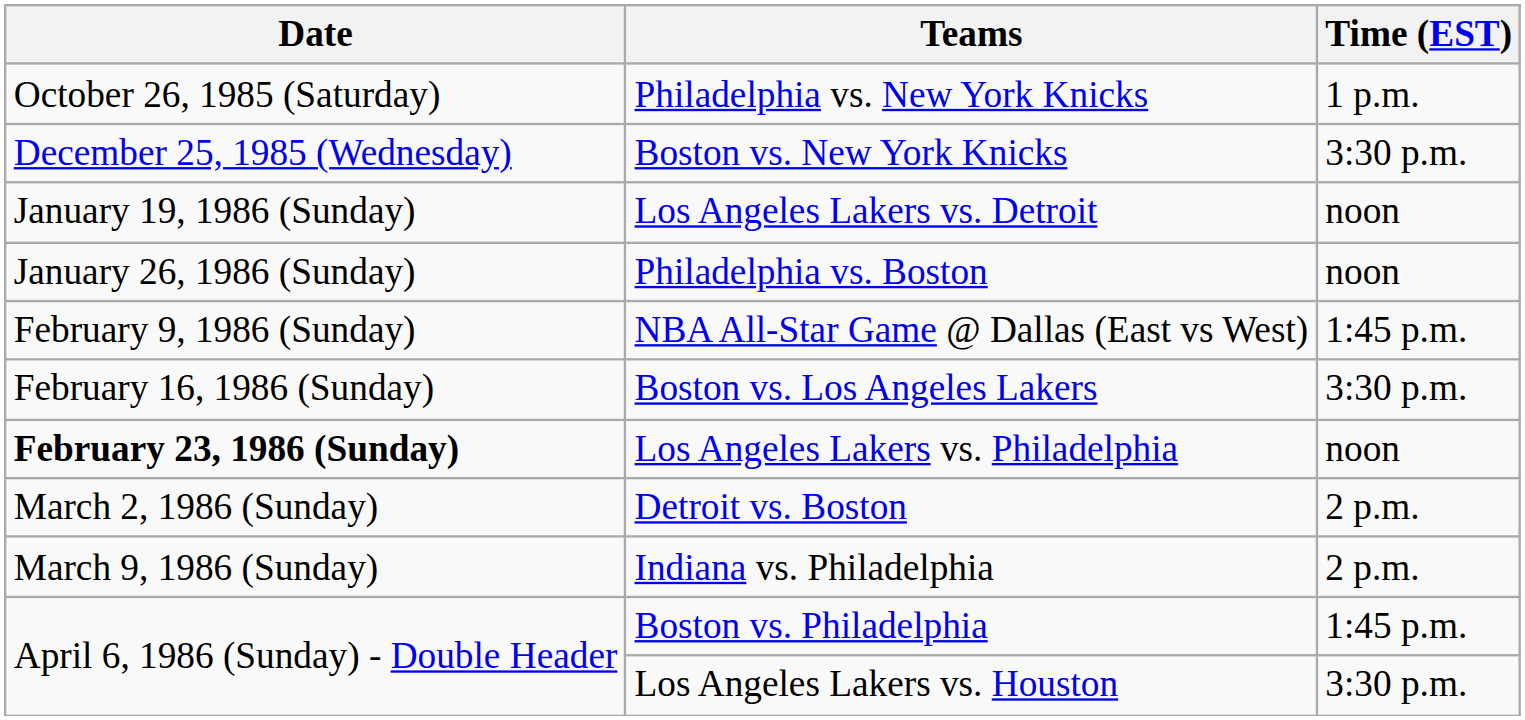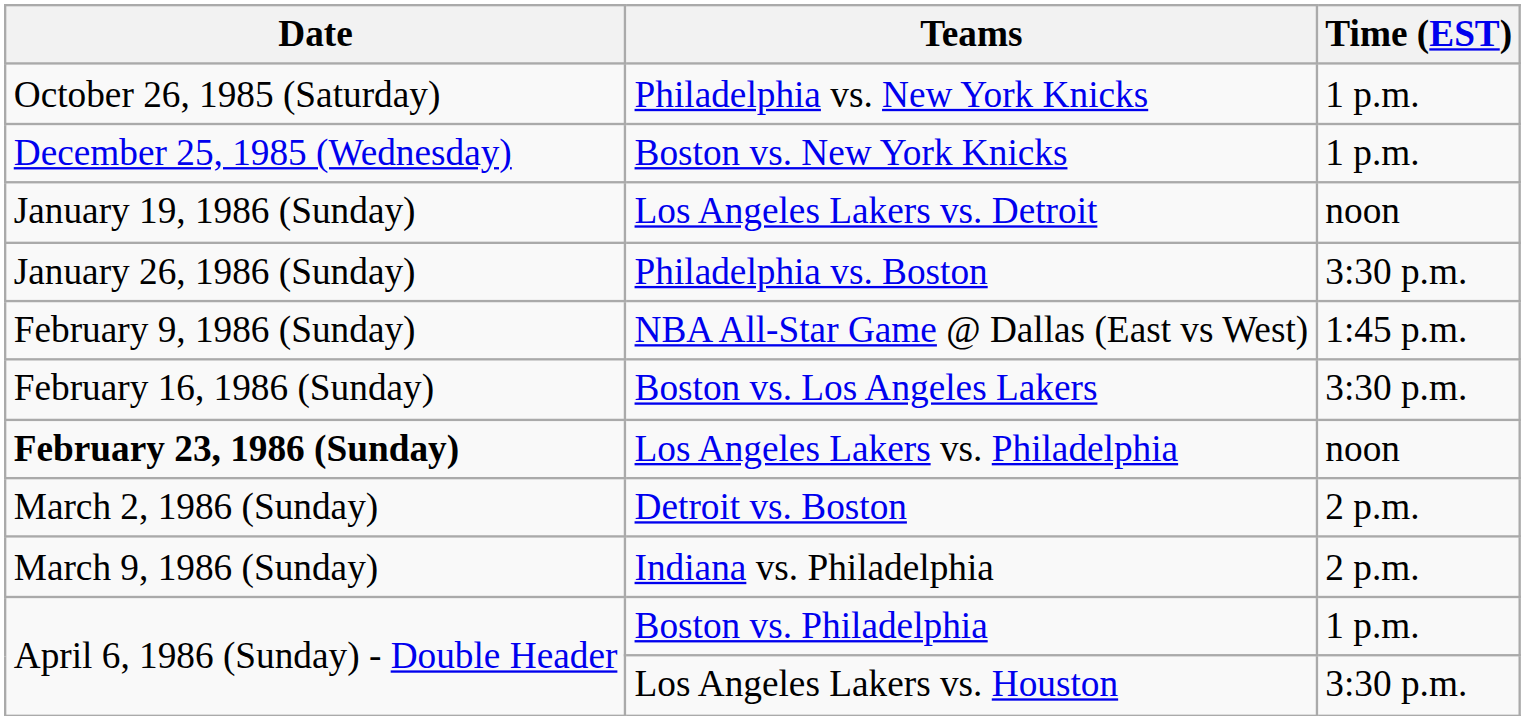(1396, 152) 3:30 p.m. -> (1372, 152) 1 p.m.
(1363, 270) noon -> (1396, 270) 3:30 p.m.
(1396, 625) 1:45 p.m. -> (1372, 625) 1 p.m.
